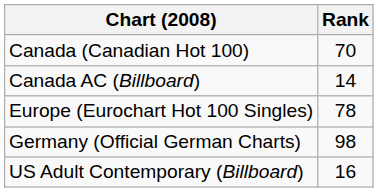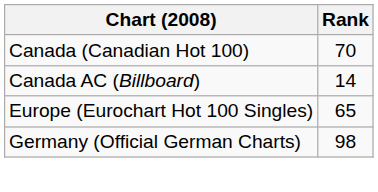(346, 111) 78 -> (346, 111) 65
- row: (156, 171)
